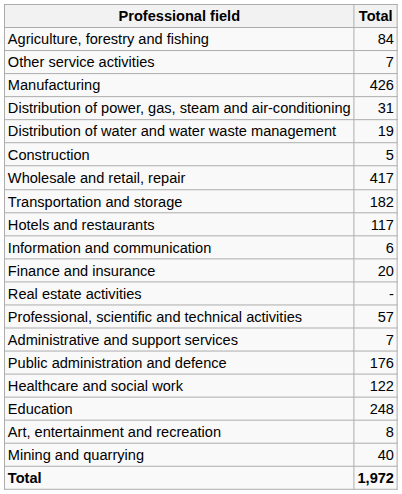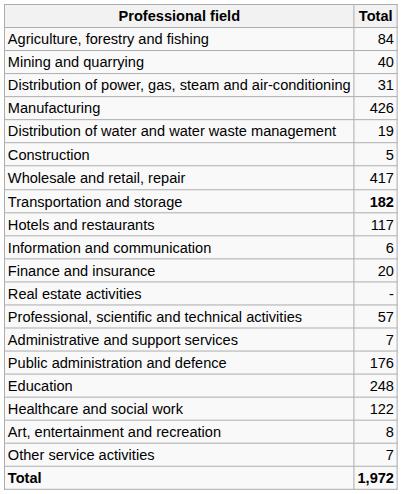rows swapped: (76, 455) <-> (81, 62)
rows swapped: (54, 86) <-> (179, 109)
(382, 201) normal -> (382, 201) bold
rows swapped: (40, 409) <-> (95, 386)
